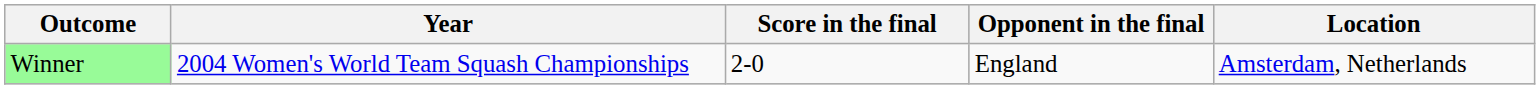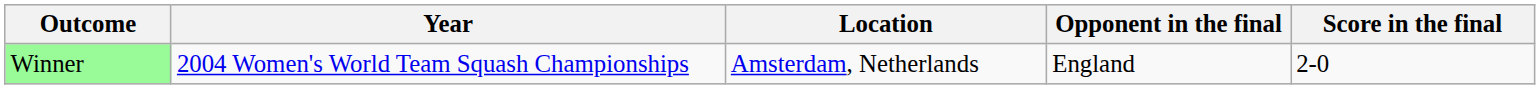columns swapped: (1374, 24) <-> (847, 24)
